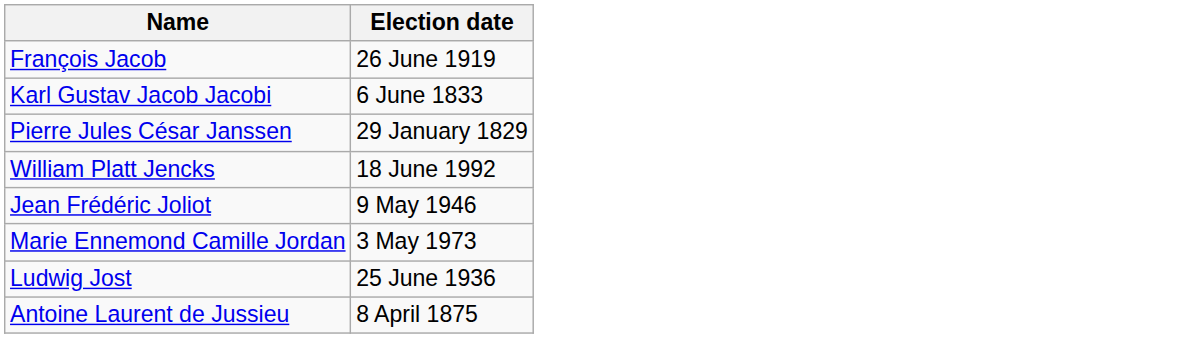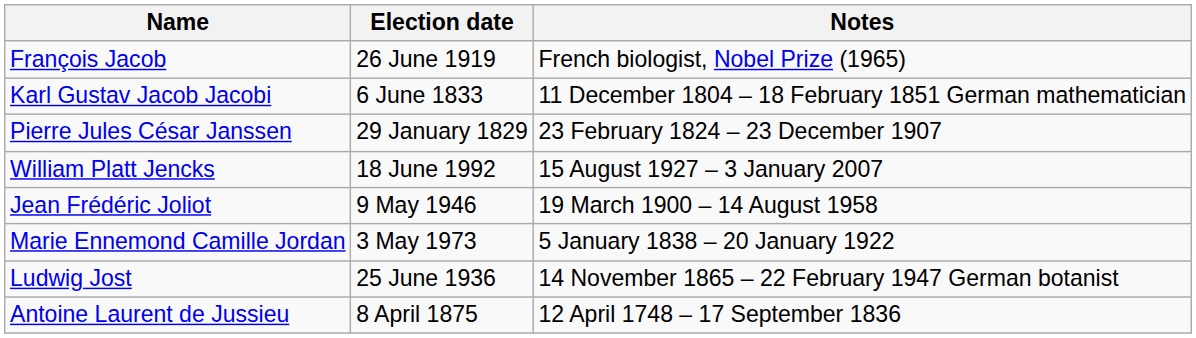+ column: (862, 22)
